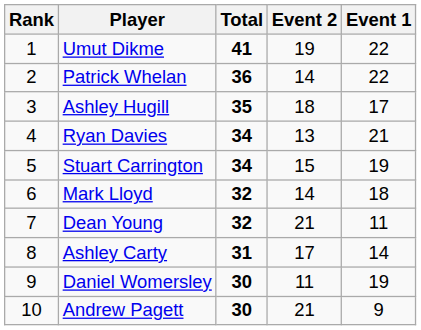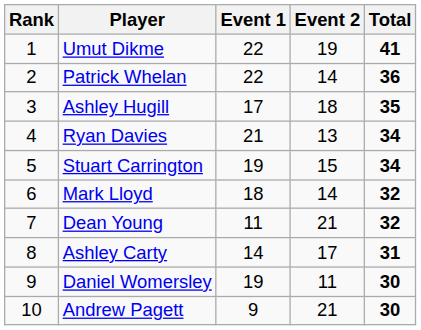columns swapped: (379, 20) <-> (242, 20)
